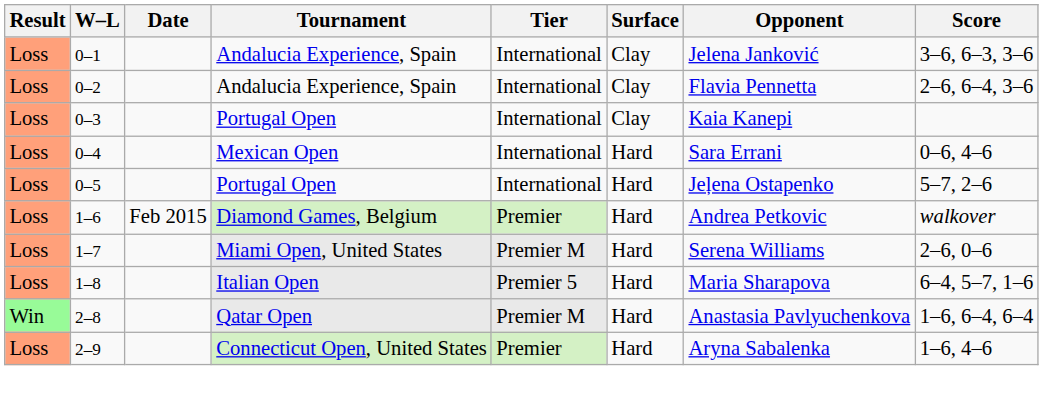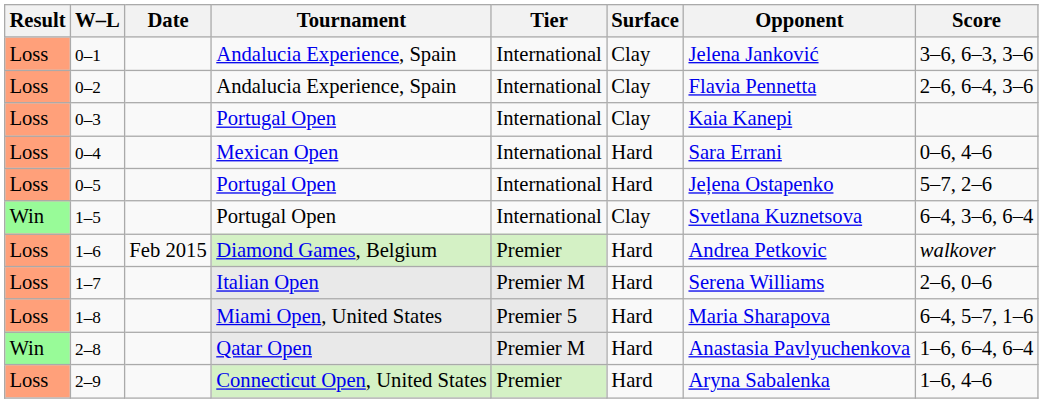+ row: (88, 218)
(329, 250) Miami Open, United States -> (268, 282) Italian Open
(268, 282) Italian Open -> (329, 315) Miami Open, United States
